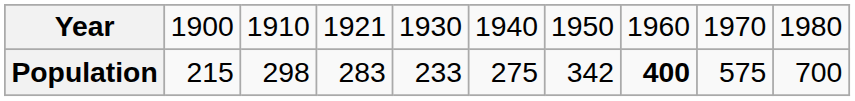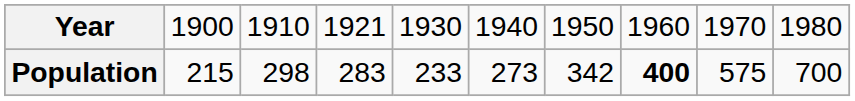(514, 71) 275 -> (514, 71) 273
